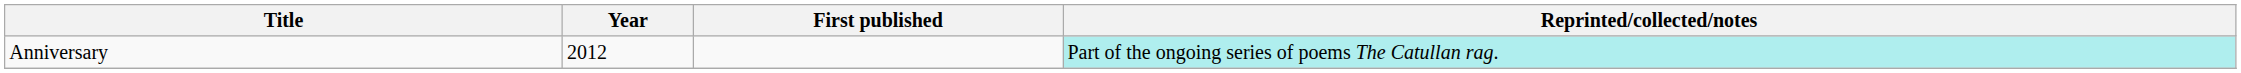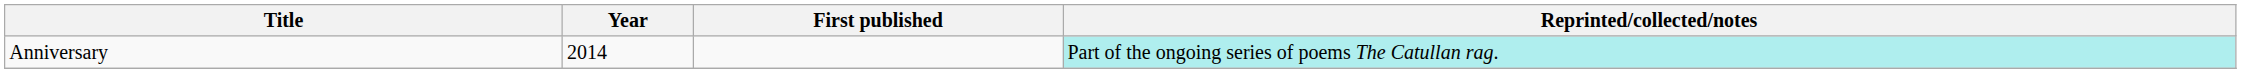(587, 52) 2012 -> (587, 52) 2014
